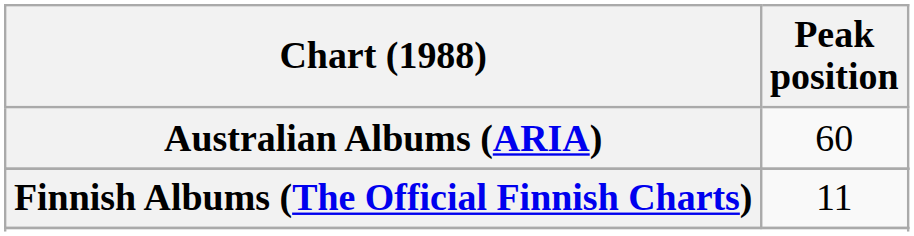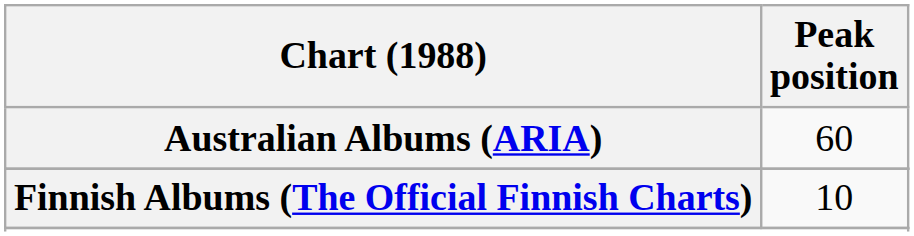(834, 197) 11 -> (834, 197) 10
